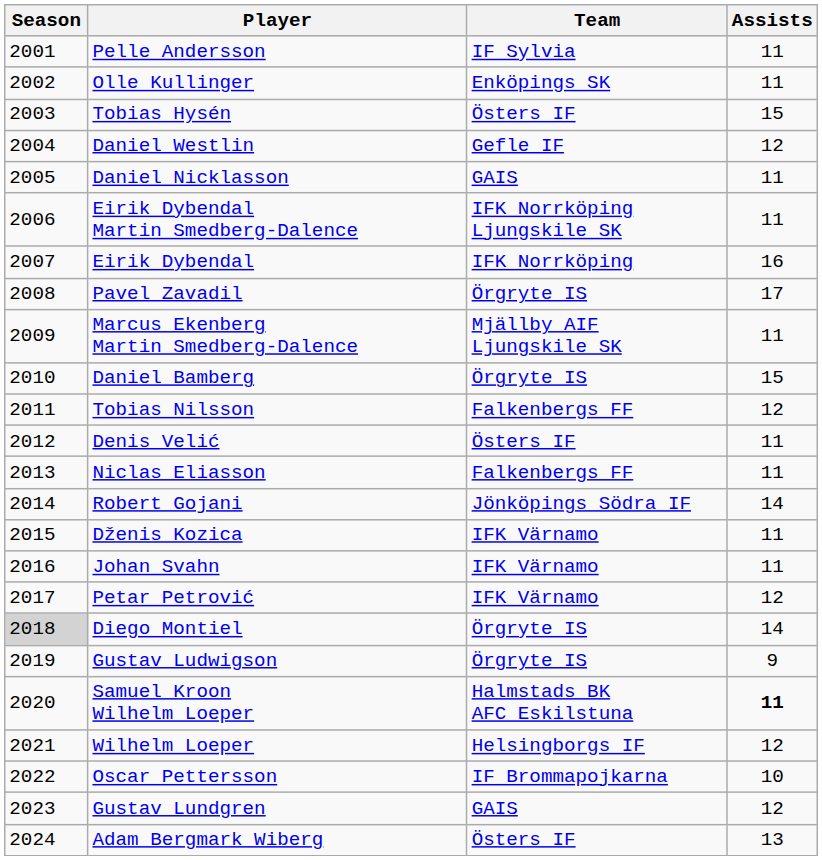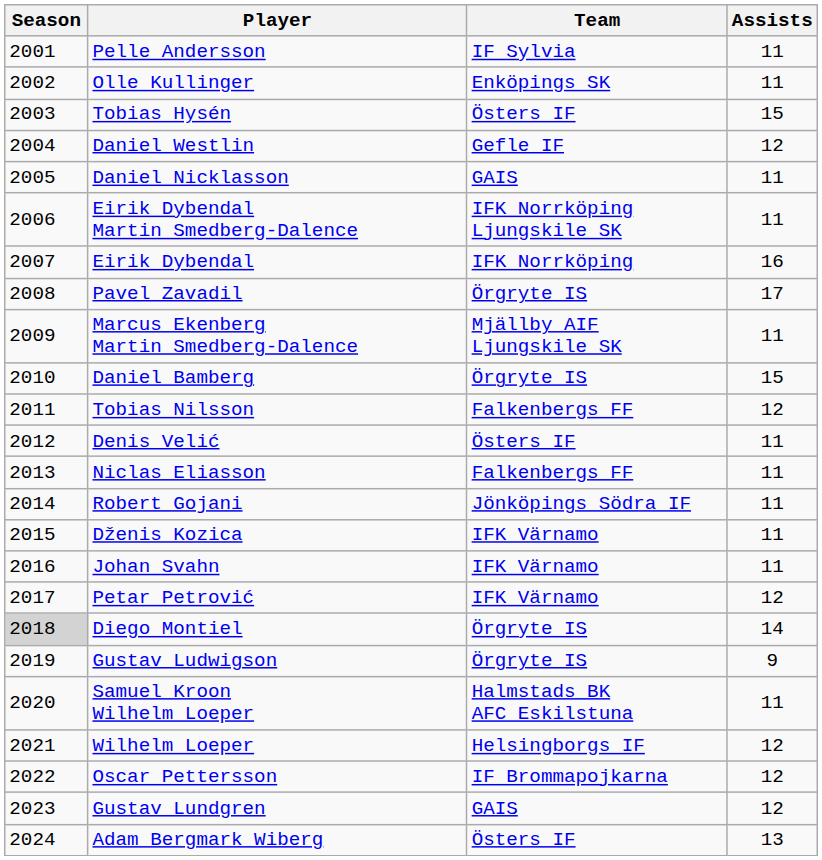(772, 504) 14 -> (772, 504) 11
(772, 703) bold -> (772, 703) normal
(772, 777) 10 -> (772, 777) 12
